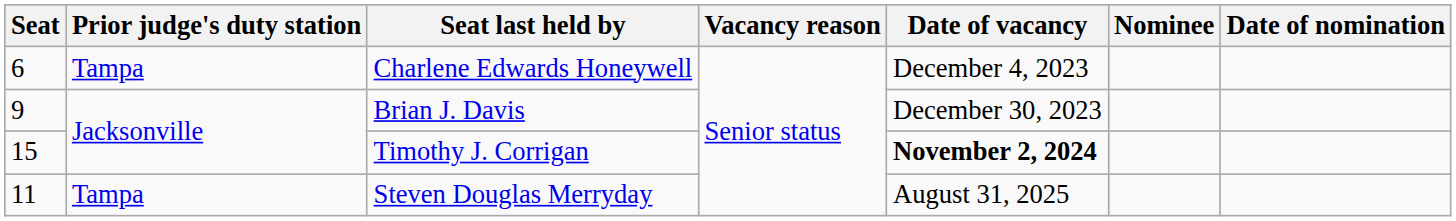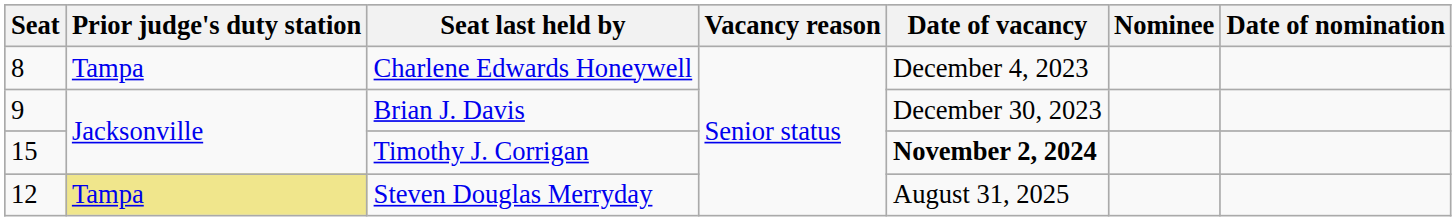(18, 67) 6 -> (18, 67) 8
(24, 194) 11 -> (24, 194) 12
(108, 194) no background -> (108, 194) khaki background
